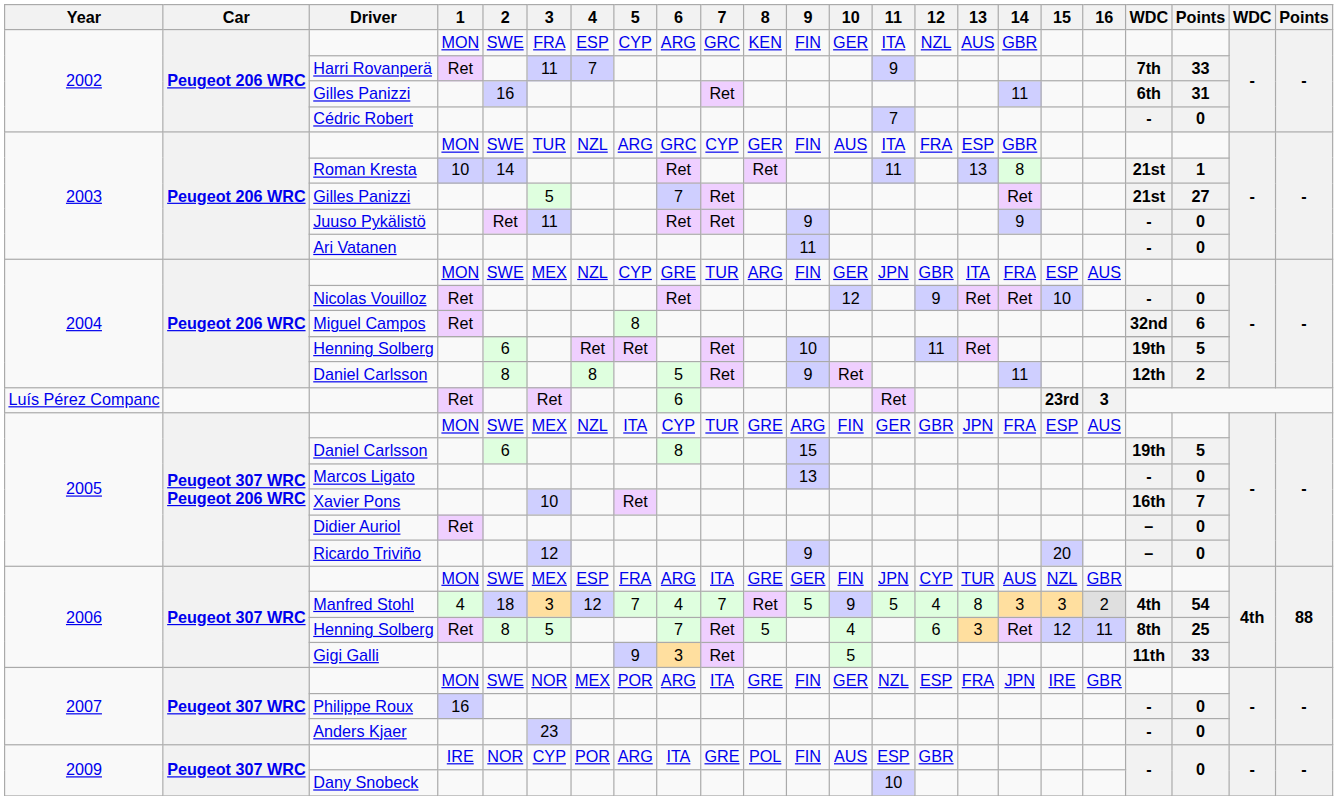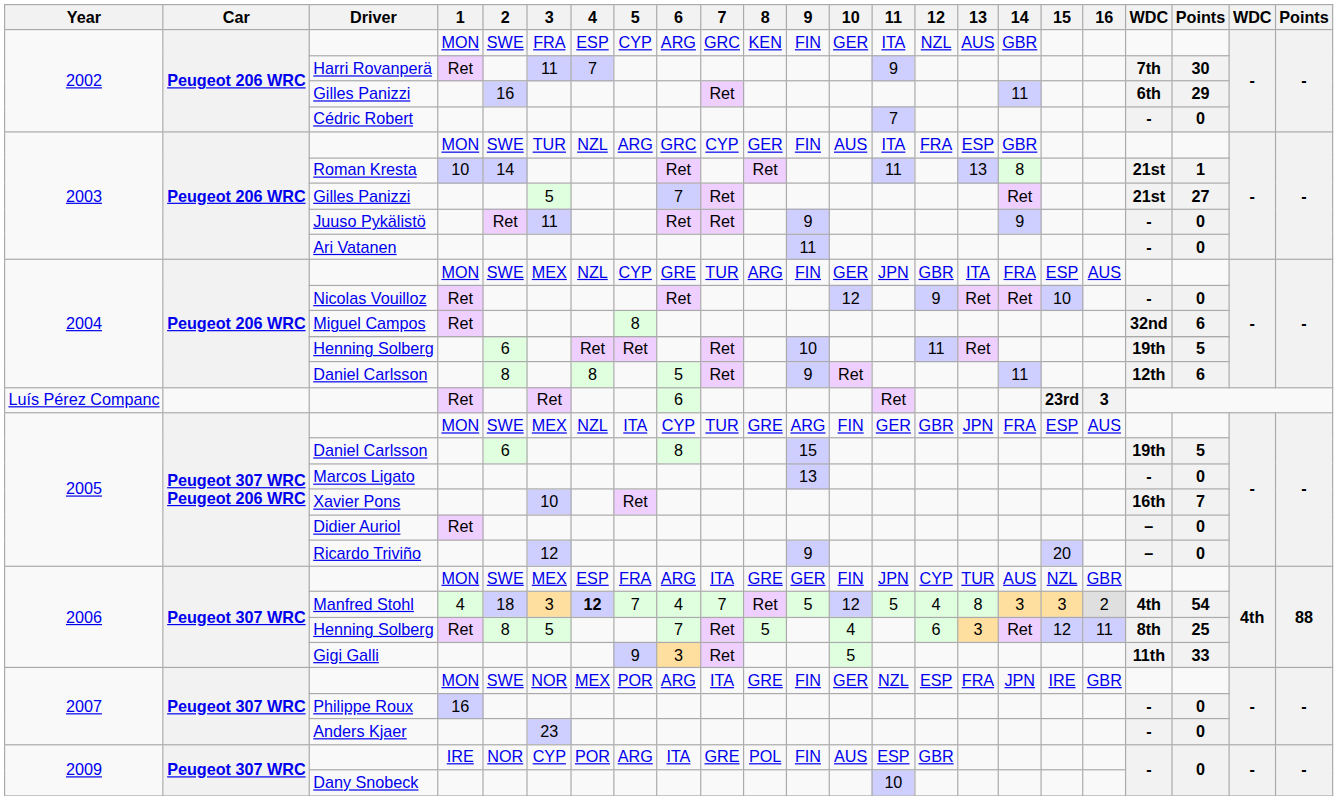(1201, 68) 33 -> (1201, 68) 30
(1201, 93) 31 -> (1201, 93) 29
(1201, 374) 2 -> (1201, 374) 6
(592, 604) normal -> (592, 604) bold
(851, 604) 9 -> (851, 604) 12
